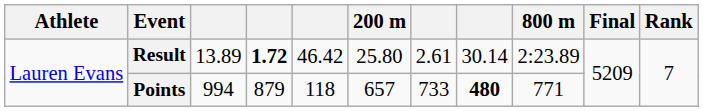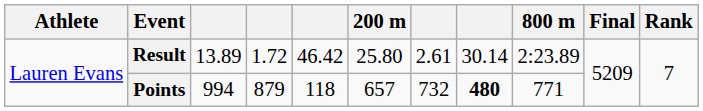(269, 55) bold -> (269, 55) normal
(434, 89) 733 -> (434, 89) 732
